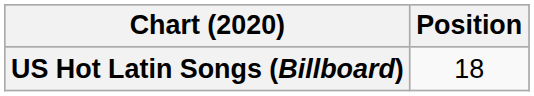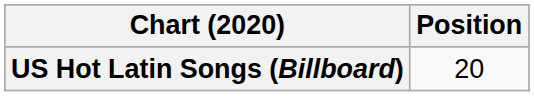(469, 68) 18 -> (469, 68) 20
